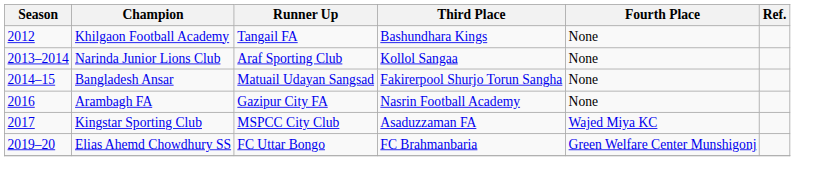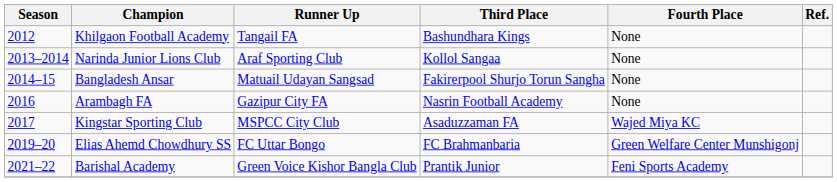+ row: (125, 166)
